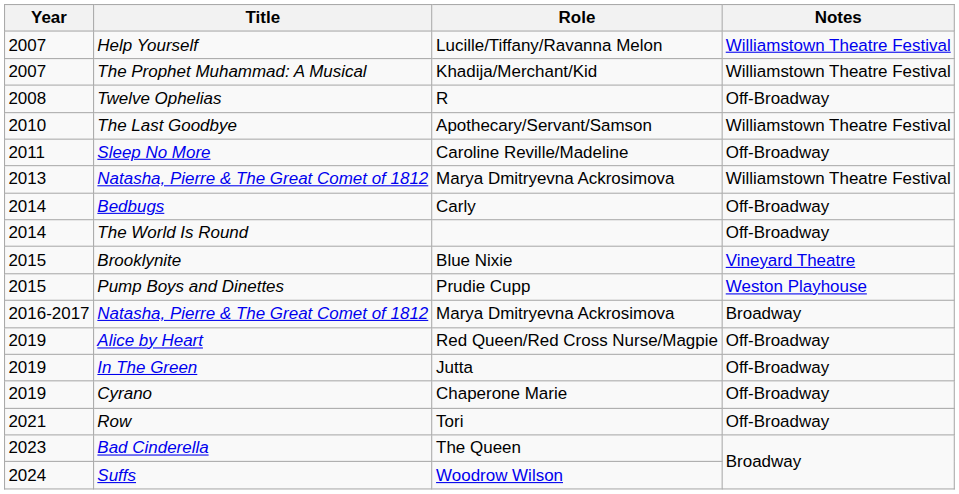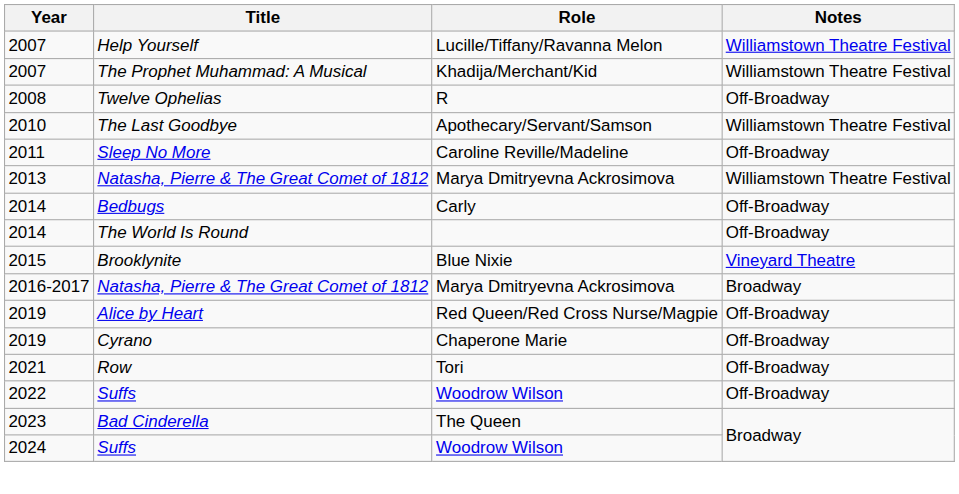- row: (27, 286)
- row: (27, 367)
+ row: (27, 394)
